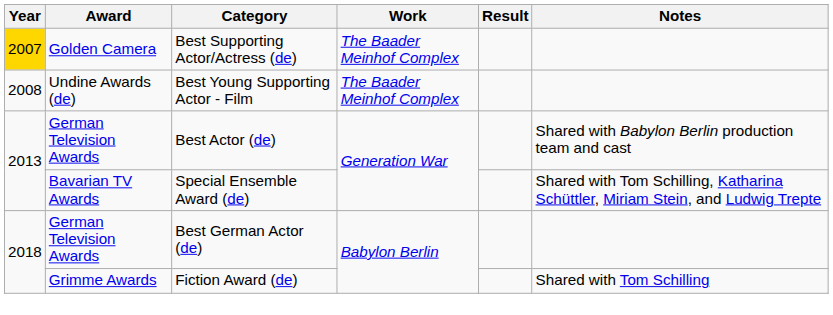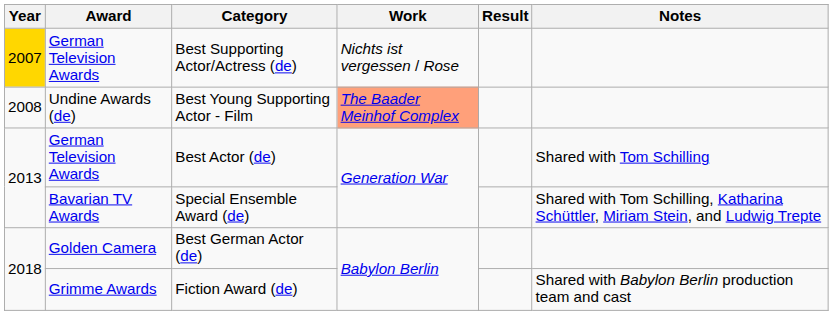(102, 49) Golden Camera -> (82, 57) German Television Awards
(400, 49) The Baader Meinhof Complex -> (400, 57) Nichts ist vergessen / Rose
(400, 90) no background -> (400, 107) lightsalmon background
(664, 140) Shared with Babylon Berlin production team and cast -> (622, 157) Shared with Tom Schilling
(82, 239) German Television Awards -> (102, 248) Golden Camera
(622, 280) Shared with Tom Schilling -> (664, 289) Shared with Babylon Berlin production team and cast
